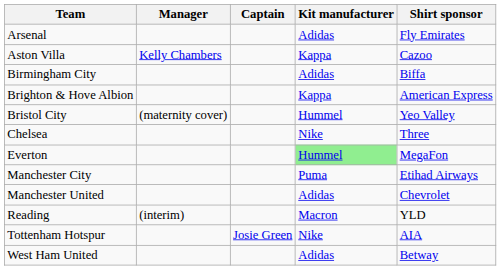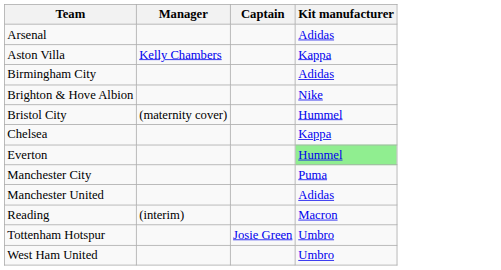- column: (446, 14)
(315, 94) Kappa -> (311, 94) Nike
(311, 134) Nike -> (315, 134) Kappa
(311, 235) Nike -> (316, 235) Umbro
(316, 255) Adidas -> (316, 255) Umbro
